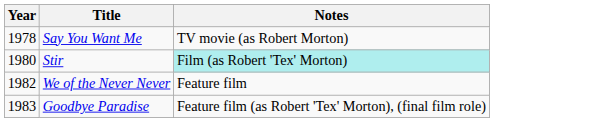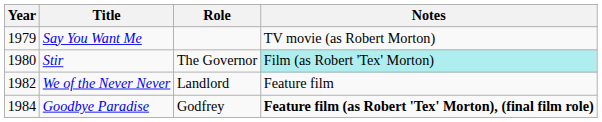+ column: (217, 15)
(22, 38) 1978 -> (22, 38) 1979
(22, 106) 1983 -> (22, 106) 1984
(331, 106) normal -> (429, 106) bold
